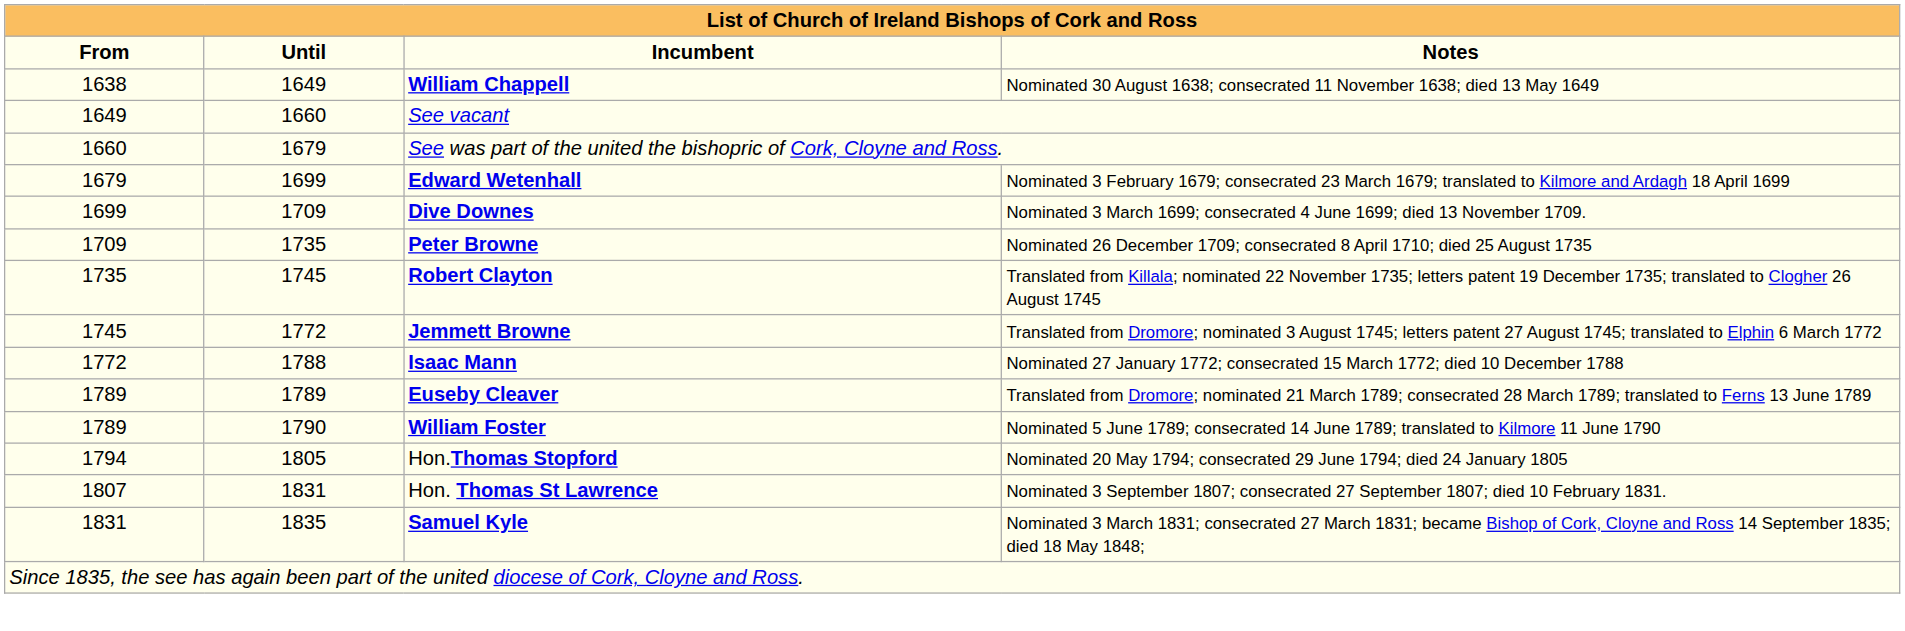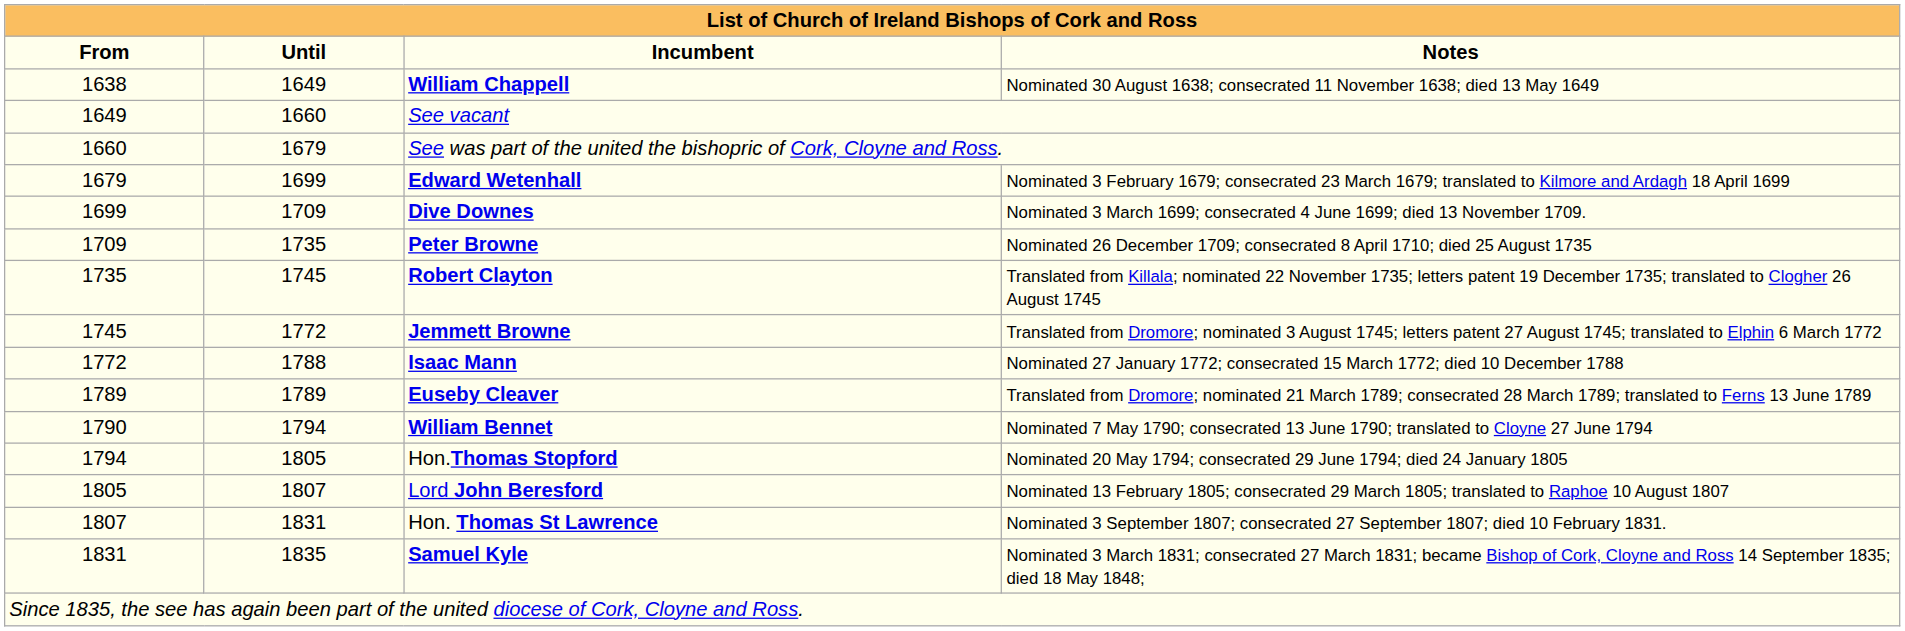- row: (477, 426)
+ row: (480, 426)
+ row: (506, 490)
